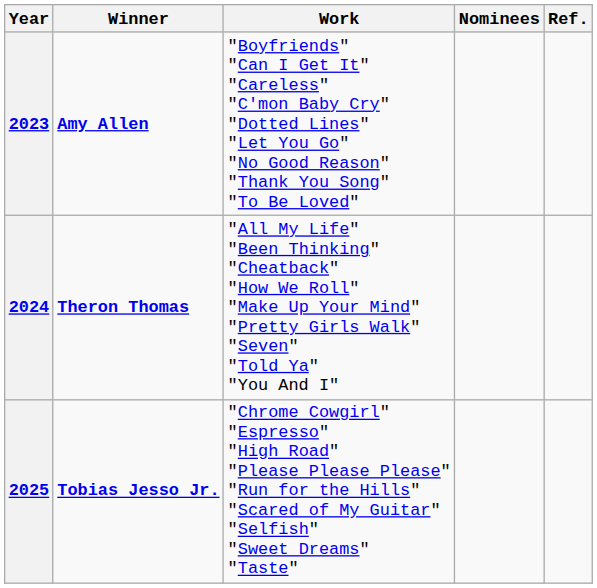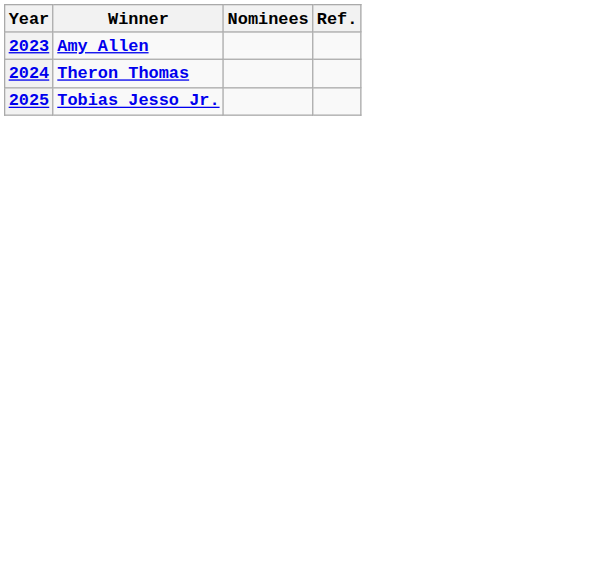- column: (339, 18)
